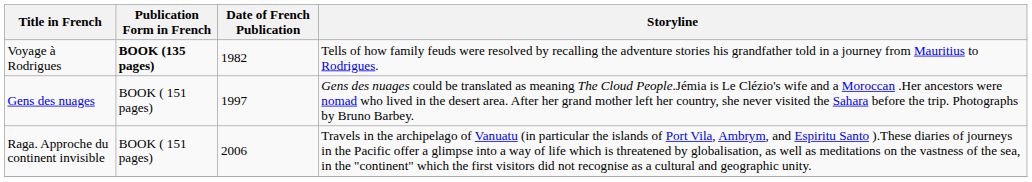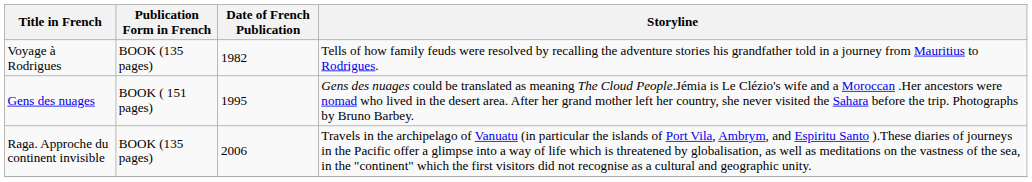(152, 57) bold -> (151, 57) normal
(234, 100) 1997 -> (234, 100) 1995
(153, 151) BOOK ( 151 pages) -> (151, 151) BOOK (135 pages)
